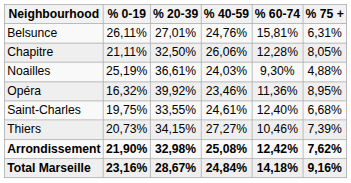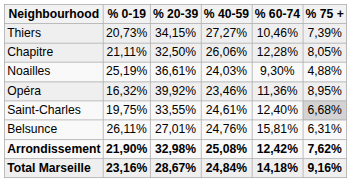rows swapped: (32, 33) <-> (24, 129)
(325, 110) no background -> (325, 110) lightgrey background
